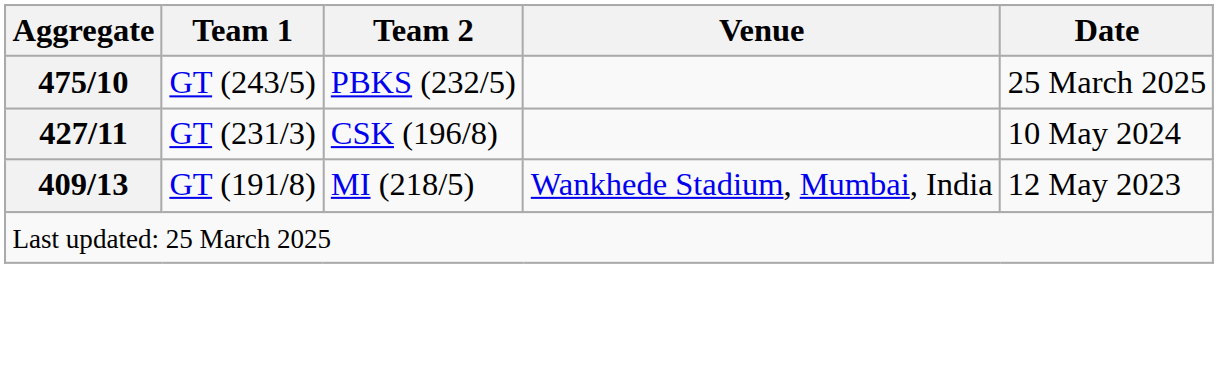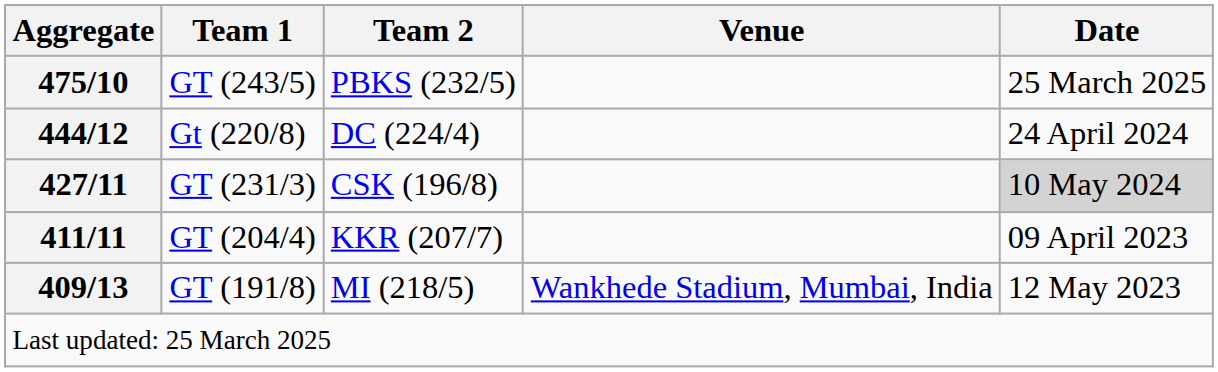+ row: (237, 133)
(1094, 133) no background -> (1094, 184) lightgrey background
+ row: (243, 236)
